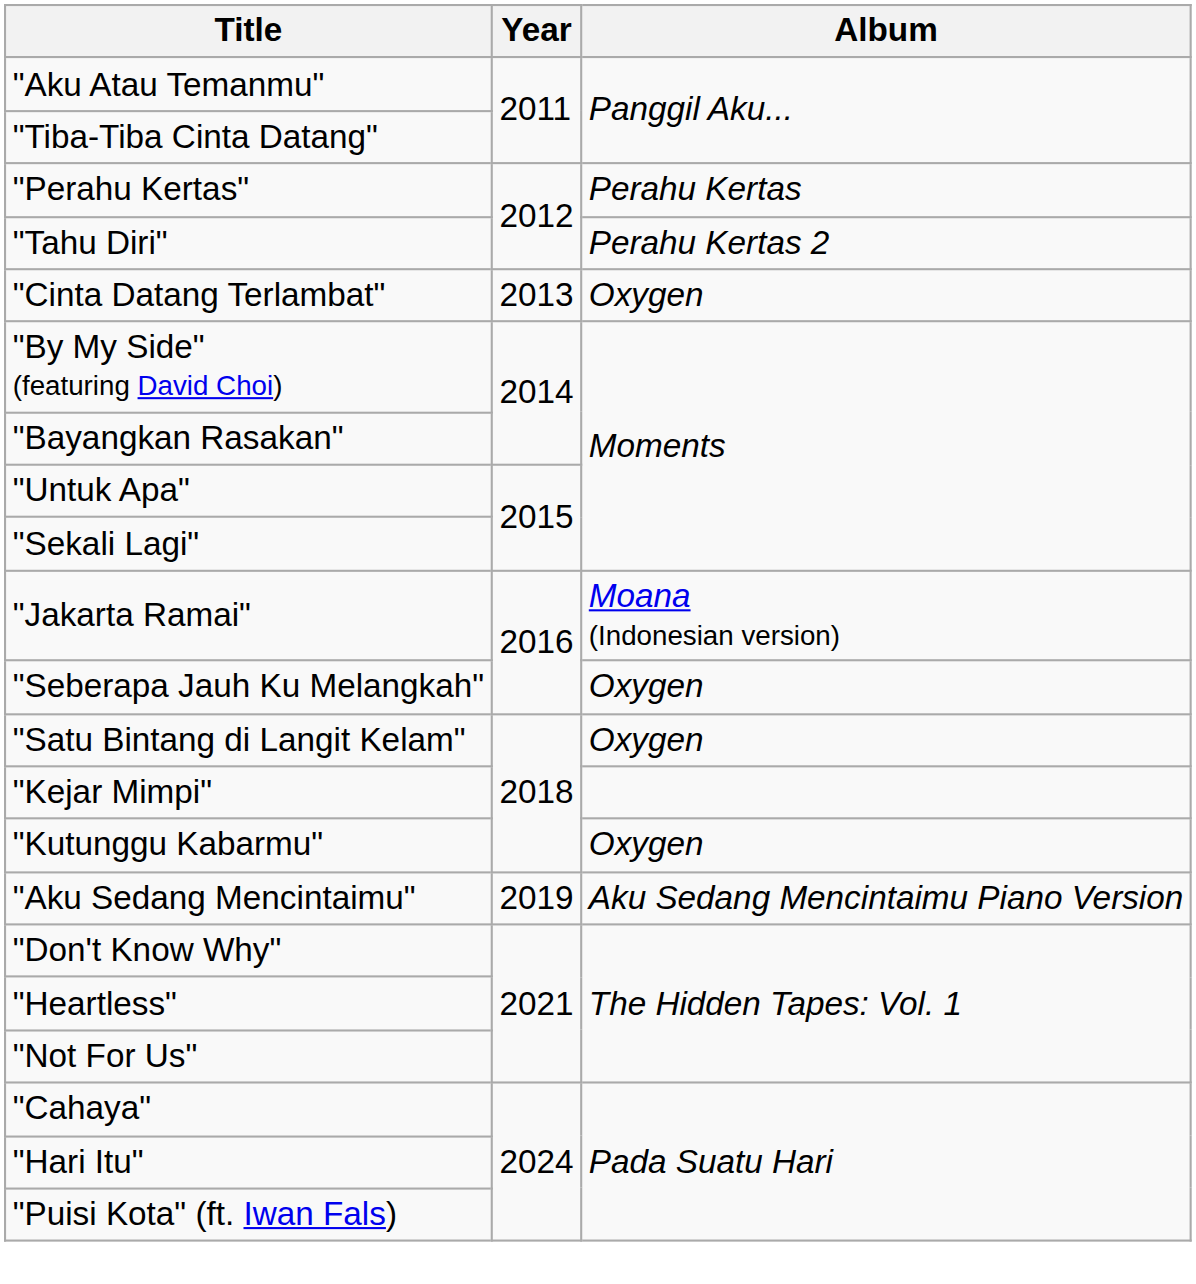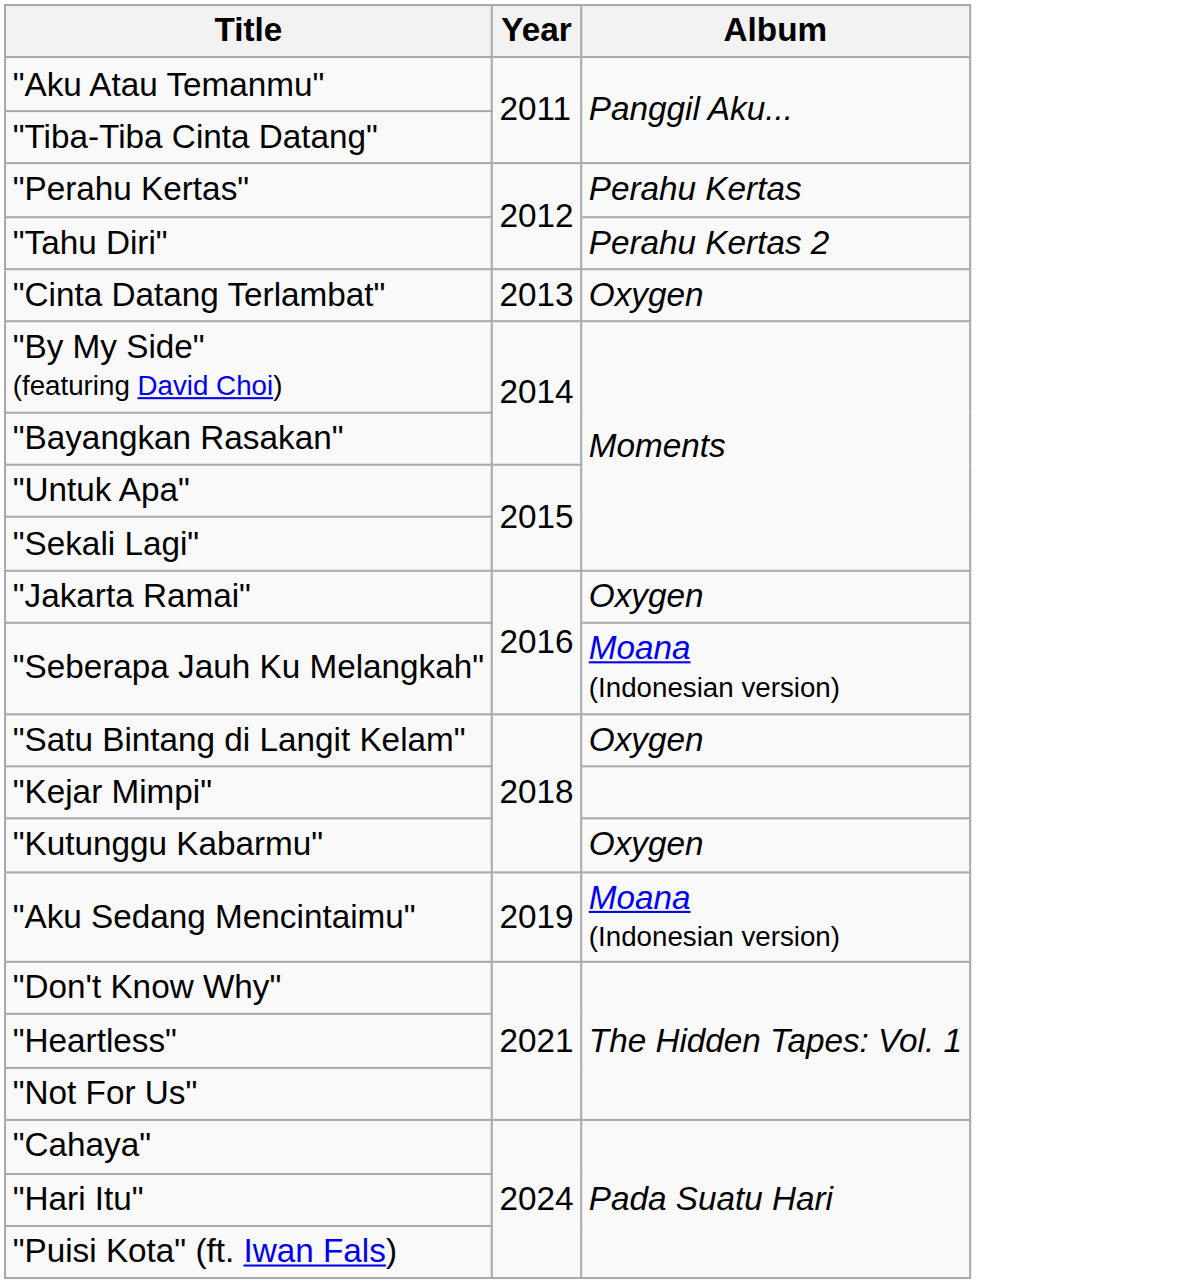(714, 614) Moana (Indonesian version) -> (646, 596) Oxygen
(646, 686) Oxygen -> (714, 667) Moana (Indonesian version)
(886, 897) Aku Sedang Mencintaimu Piano Version -> (714, 916) Moana (Indonesian version)
